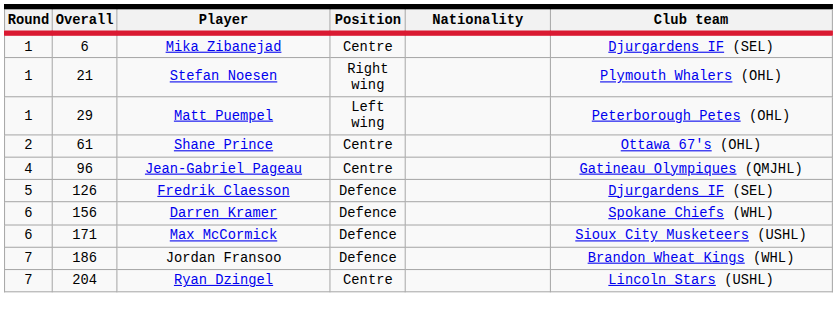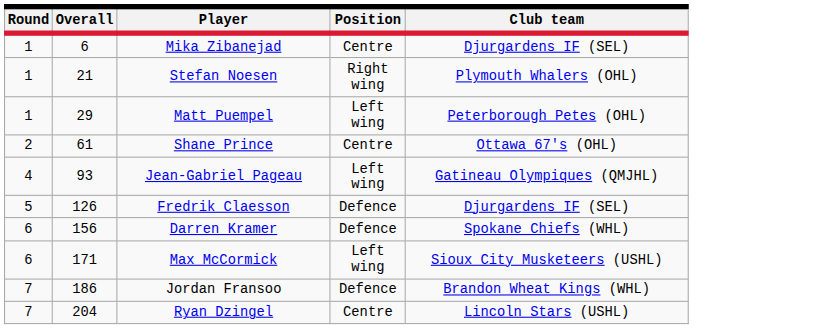- column: (478, 20)
(85, 168) 96 -> (85, 176) 93
(368, 168) Centre -> (368, 176) Left wing
(368, 236) Defence -> (368, 260) Left wing
